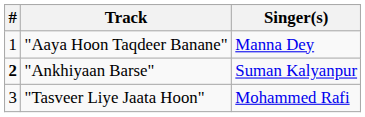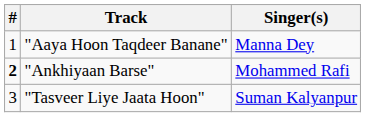(296, 71) Suman Kalyanpur -> (292, 71) Mohammed Rafi
(292, 97) Mohammed Rafi -> (296, 97) Suman Kalyanpur
